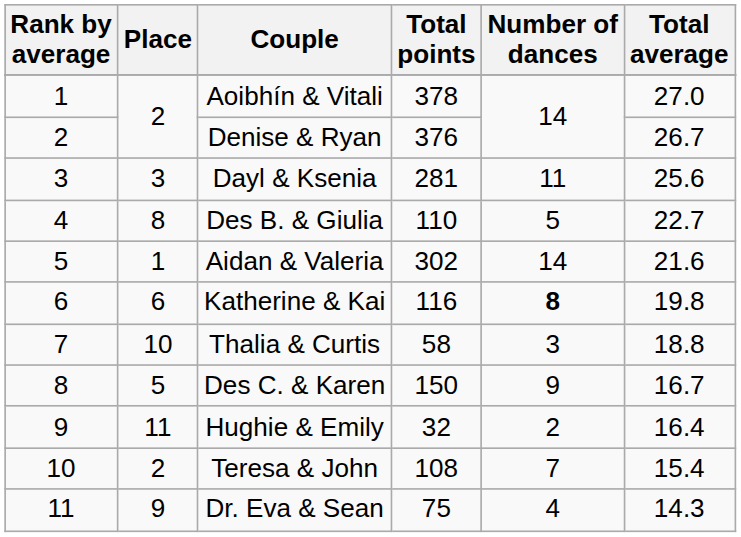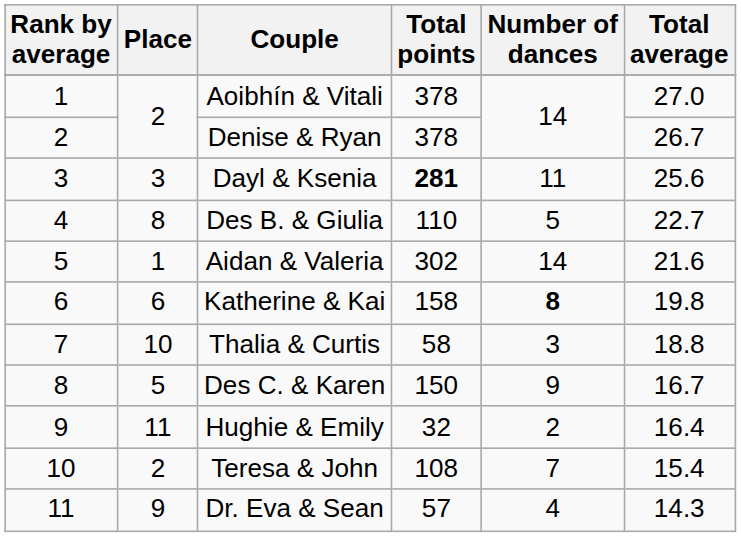(436, 137) 376 -> (436, 137) 378
(436, 178) normal -> (436, 178) bold
(436, 302) 116 -> (436, 302) 158
(436, 509) 75 -> (436, 509) 57
